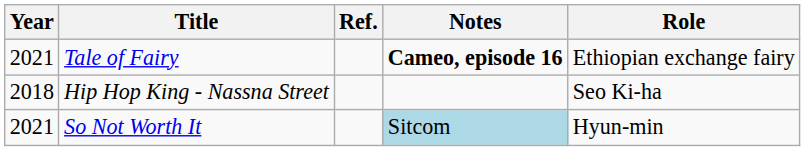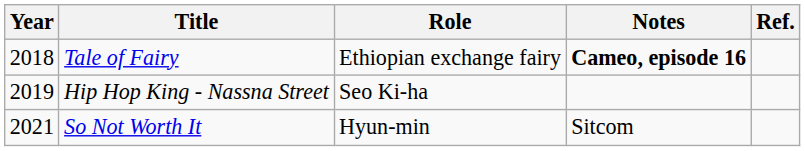columns swapped: (684, 22) <-> (358, 22)
(32, 57) 2021 -> (32, 57) 2018
(32, 92) 2018 -> (32, 92) 2019
(419, 127) lightblue background -> (602, 127) no background
